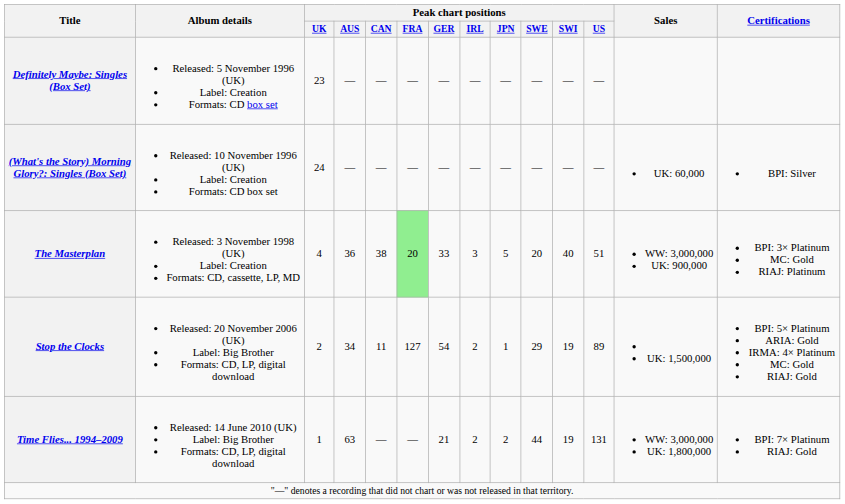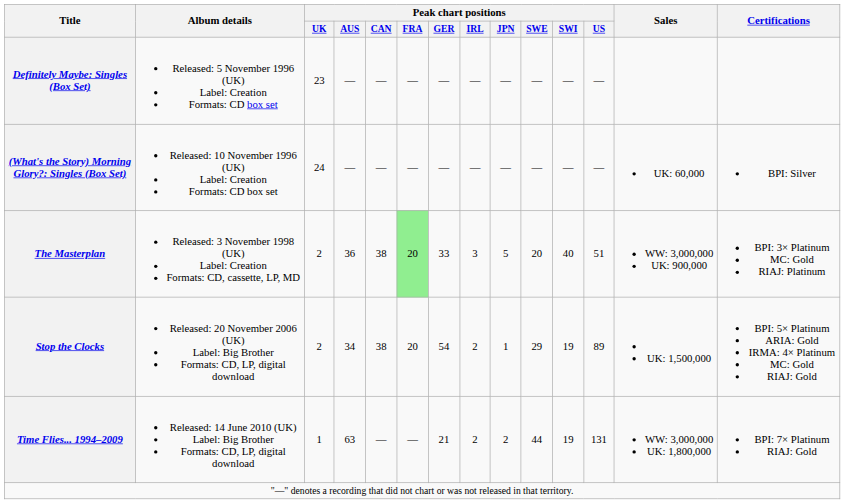(319, 254) 4 -> (319, 254) 2
(381, 346) 11 -> (381, 346) 38
(413, 346) 127 -> (413, 346) 20
